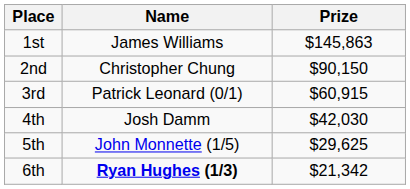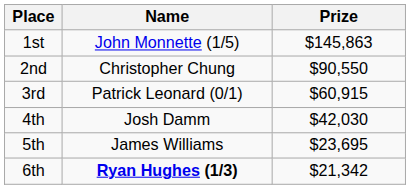(167, 42) James Williams -> (167, 42) John Monnette (1/5)
(339, 68) $90,150 -> (339, 68) $90,550
(167, 145) John Monnette (1/5) -> (167, 145) James Williams
(339, 145) $29,625 -> (339, 145) $23,695
